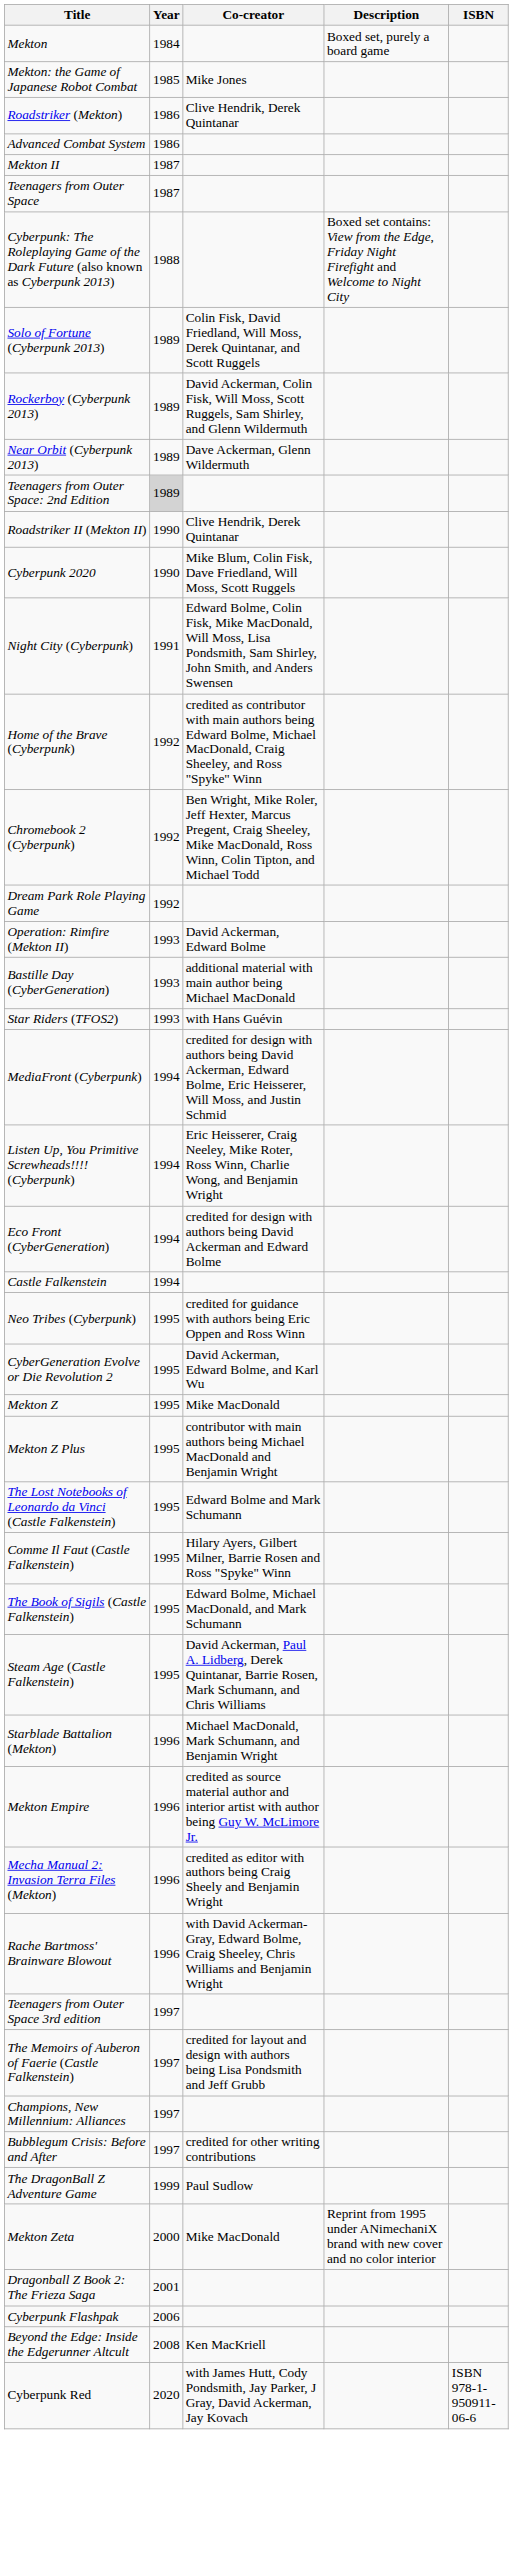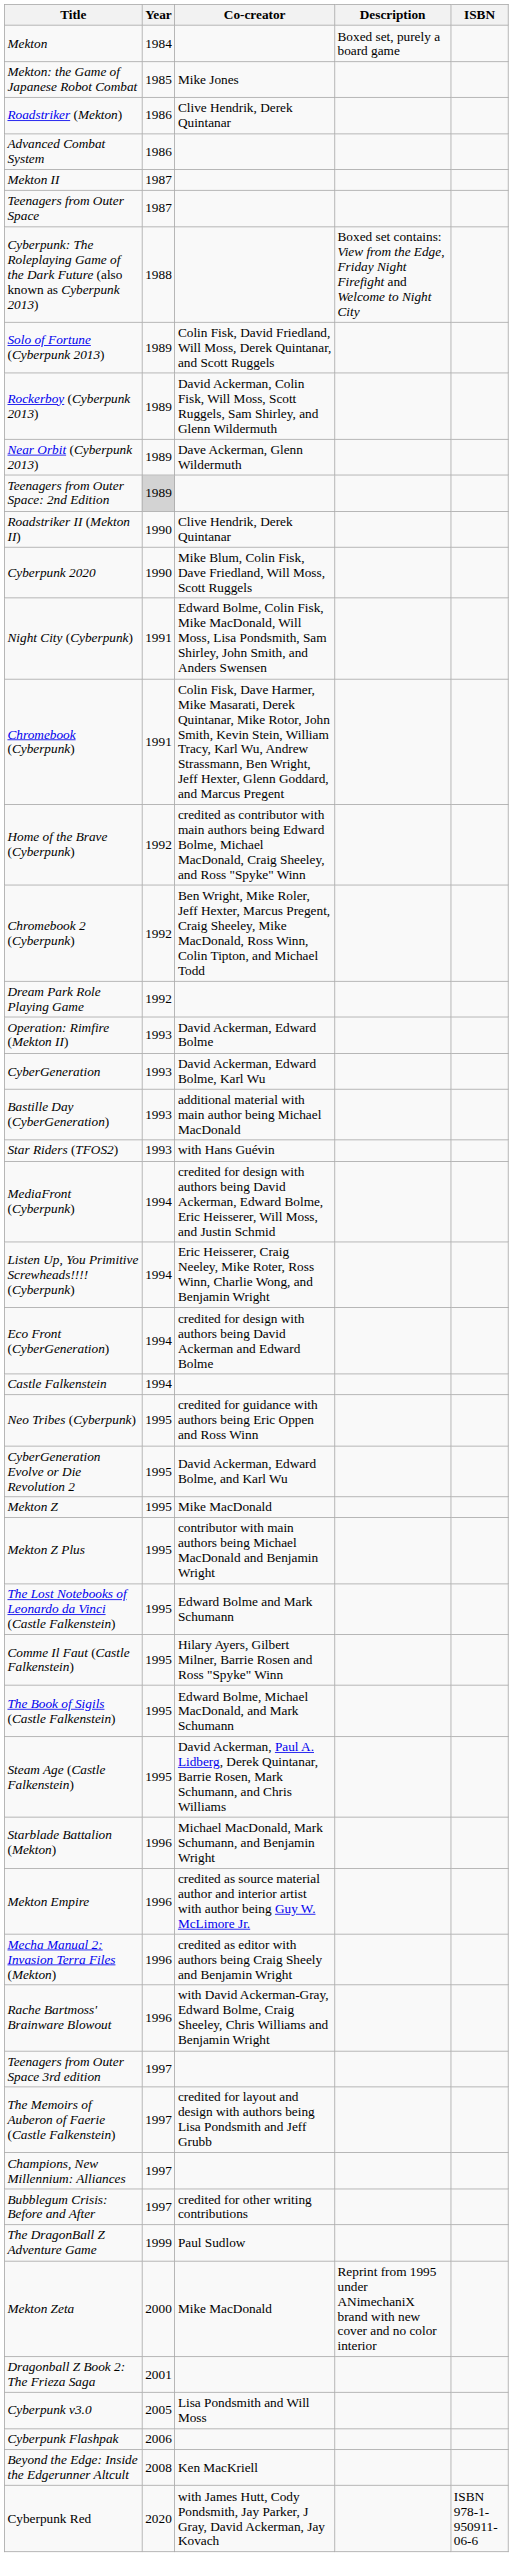+ row: (42, 741)
+ row: (54, 1071)
+ row: (50, 2410)
